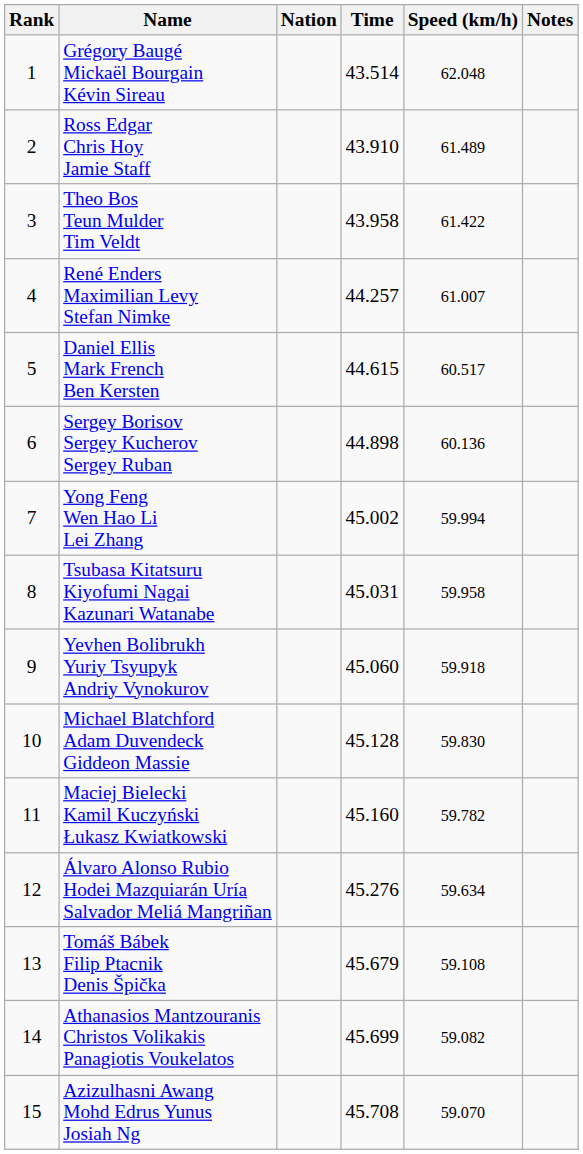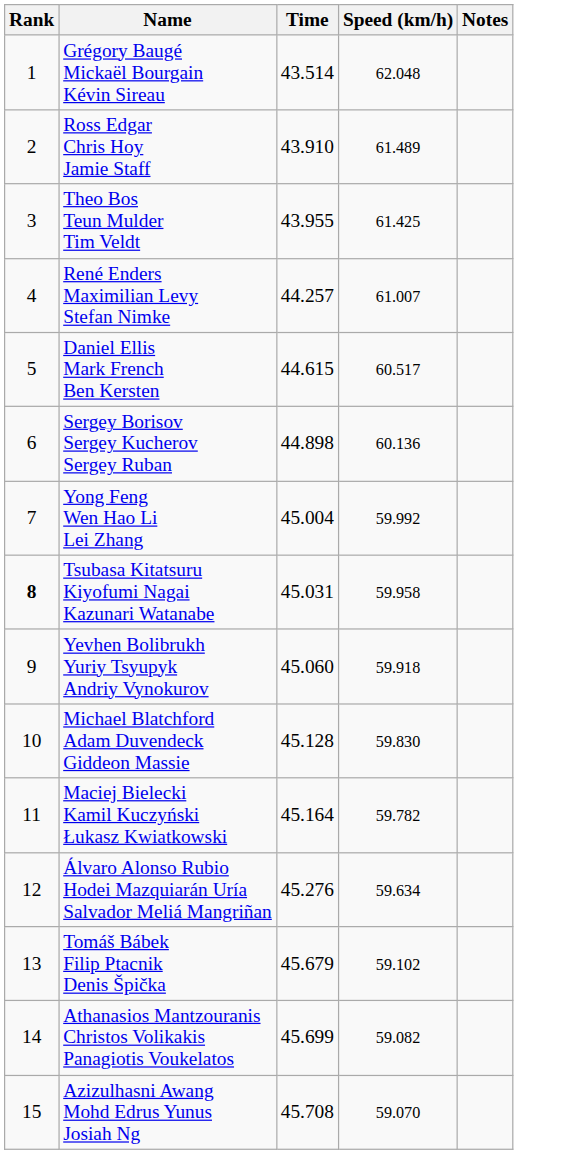- column: (309, 19)
(372, 220) 43.958 -> (307, 220) 43.955
(463, 222) 61.422 -> (398, 222) 61.425
(372, 517) 45.002 -> (307, 517) 45.004
(463, 519) 59.994 -> (398, 519) 59.992
(32, 592) normal -> (32, 592) bold
(372, 814) 45.160 -> (307, 814) 45.164
(463, 964) 59.108 -> (398, 964) 59.102
